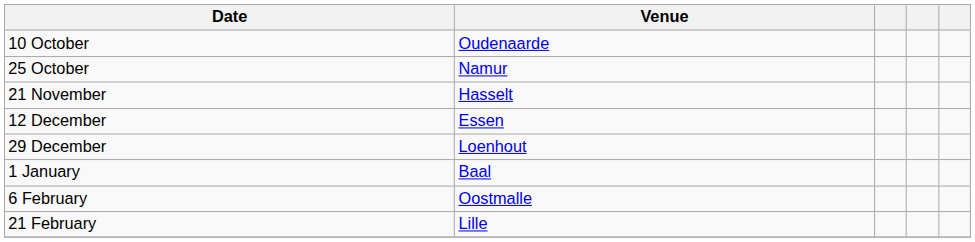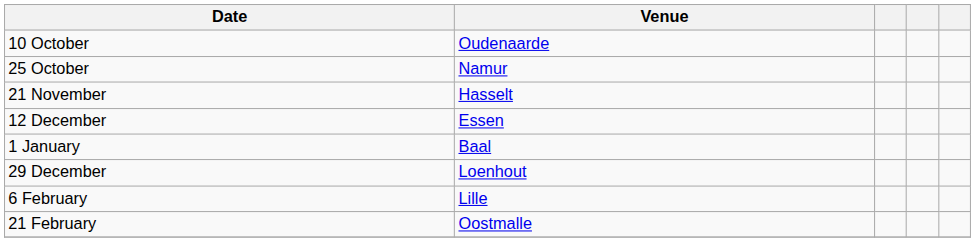rows swapped: (57, 146) <-> (44, 172)
(495, 198) Oostmalle -> (473, 198) Lille
(473, 224) Lille -> (495, 224) Oostmalle
